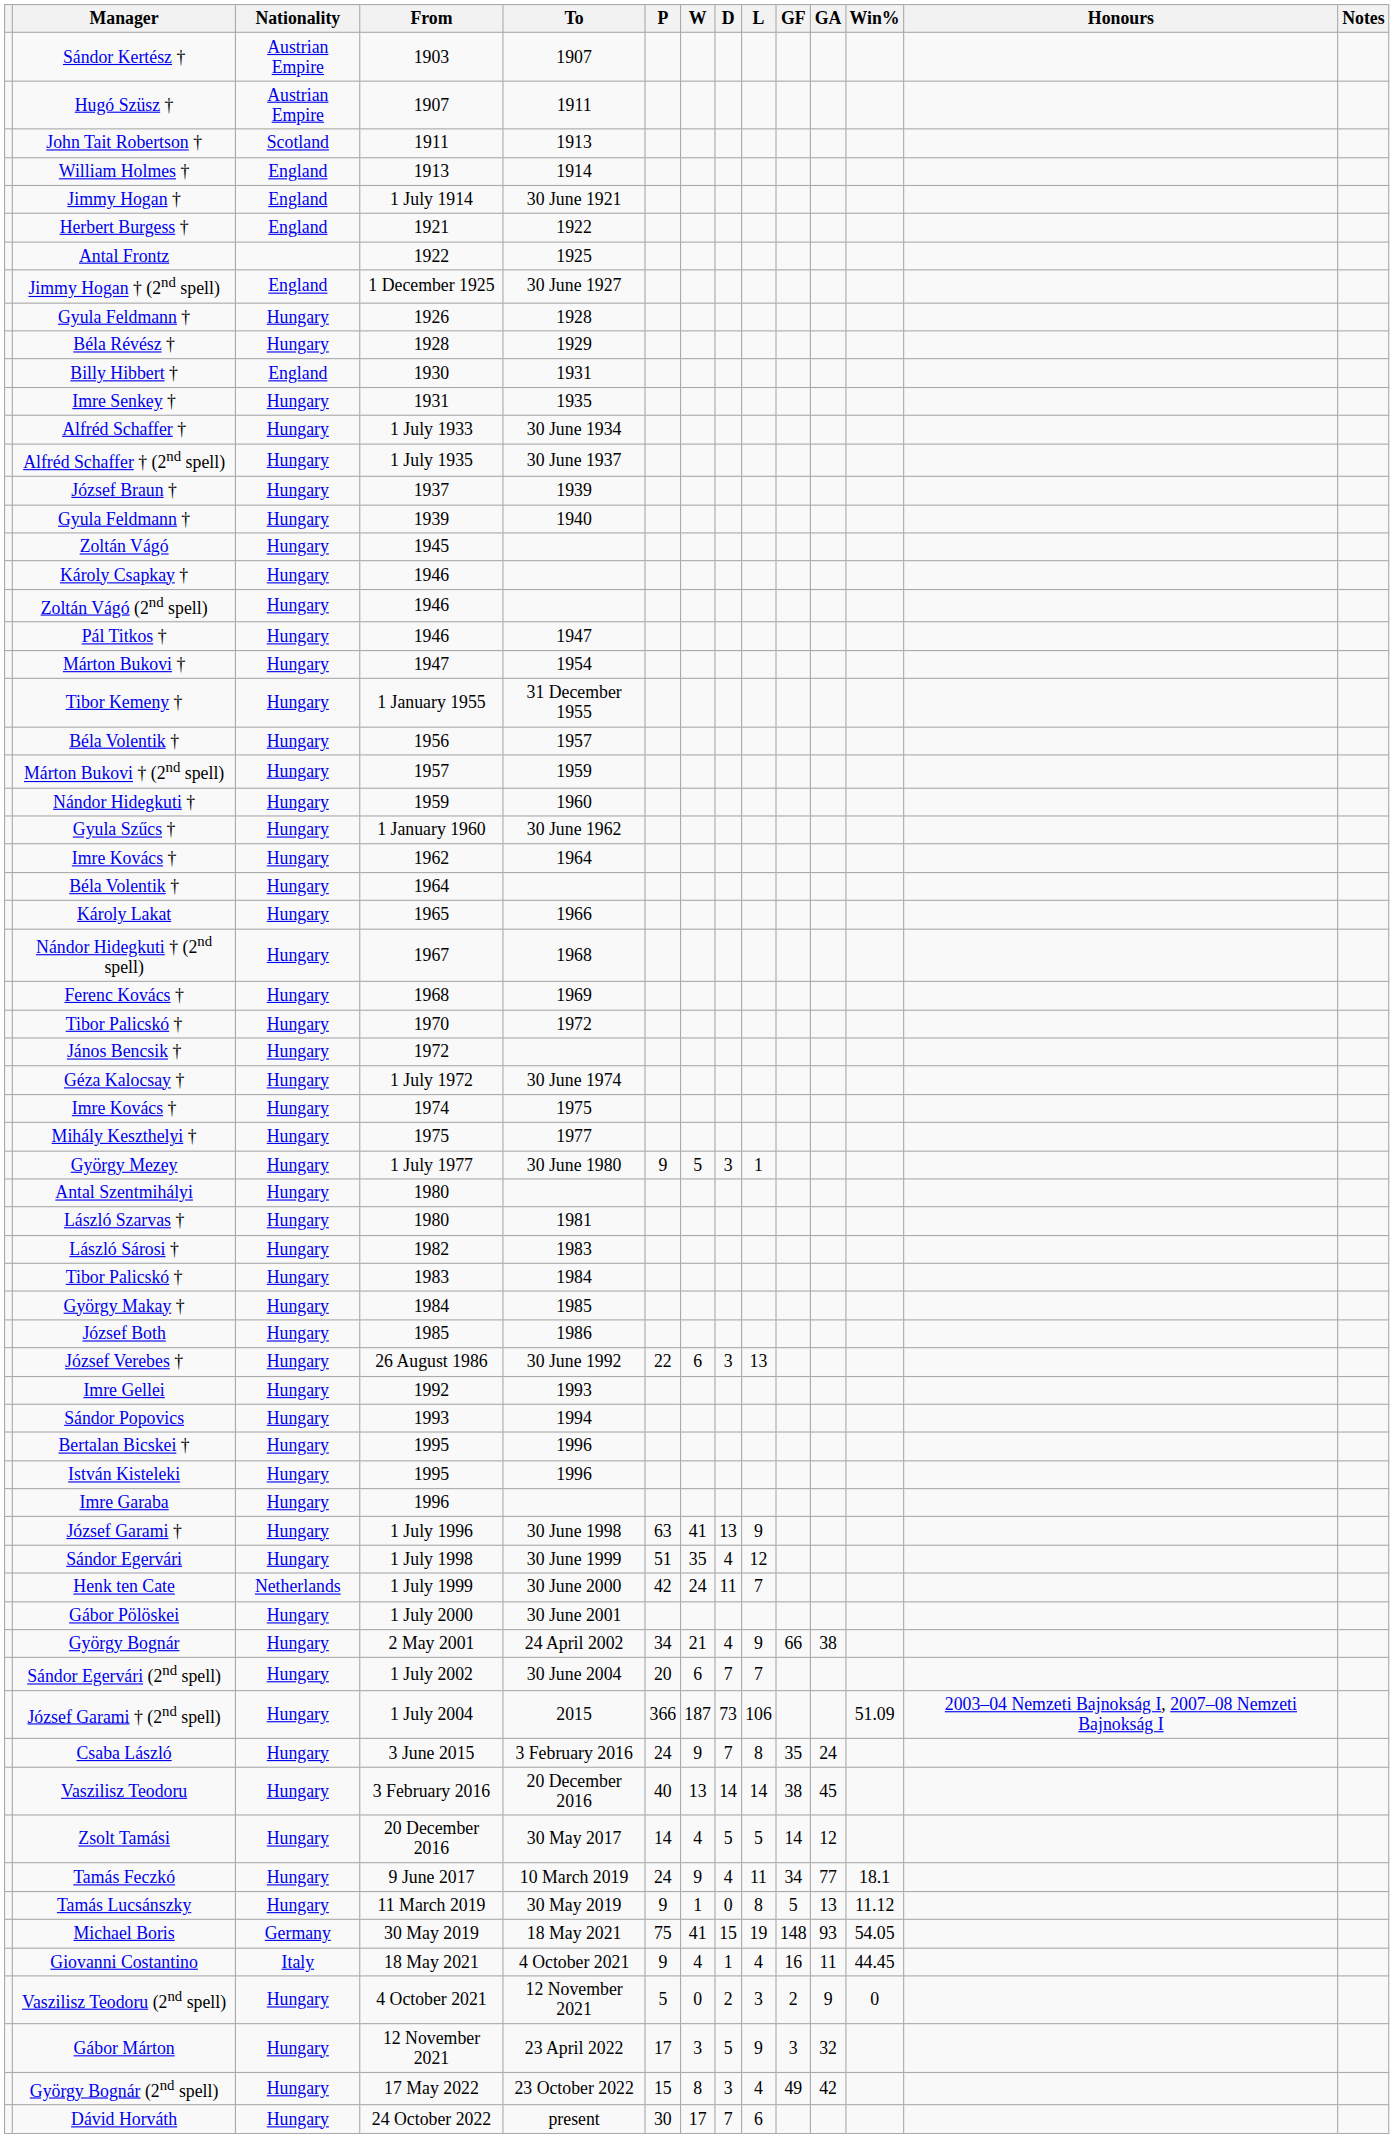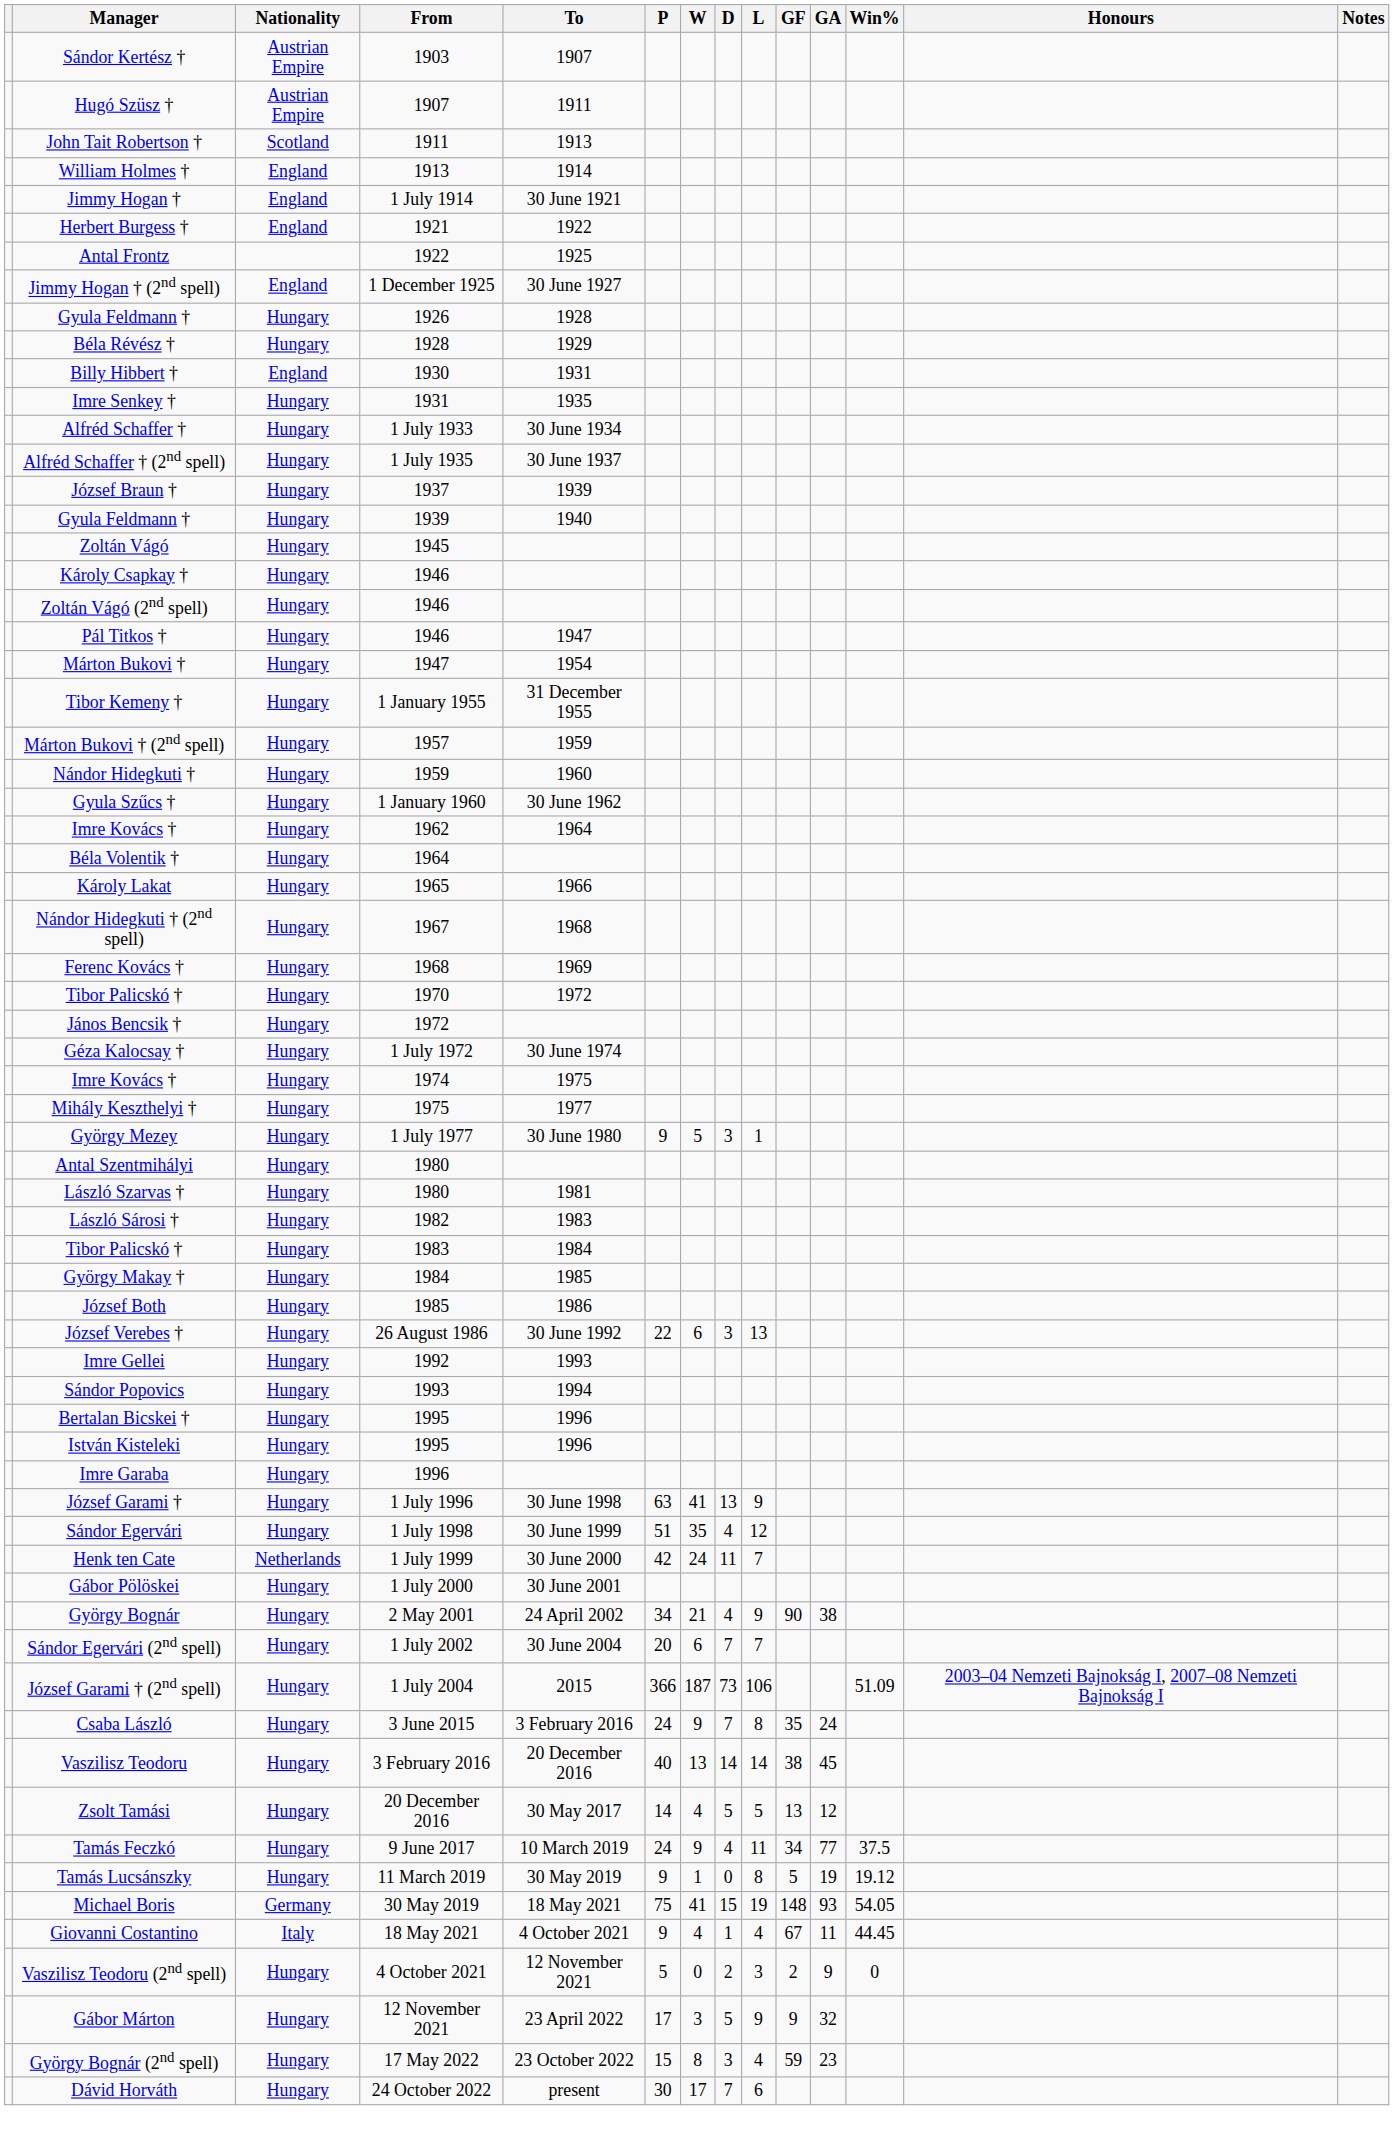- row: (124, 740)
(793, 1643) 66 -> (793, 1615) 90
(793, 1839) 14 -> (793, 1810) 13
(875, 1877) 18.1 -> (875, 1849) 37.5
(828, 1905) 13 -> (828, 1877) 19
(875, 1905) 11.12 -> (875, 1877) 19.12
(793, 1961) 16 -> (793, 1933) 67
(793, 2048) 3 -> (793, 2019) 9
(793, 2088) 49 -> (793, 2060) 59
(828, 2088) 42 -> (828, 2060) 23
